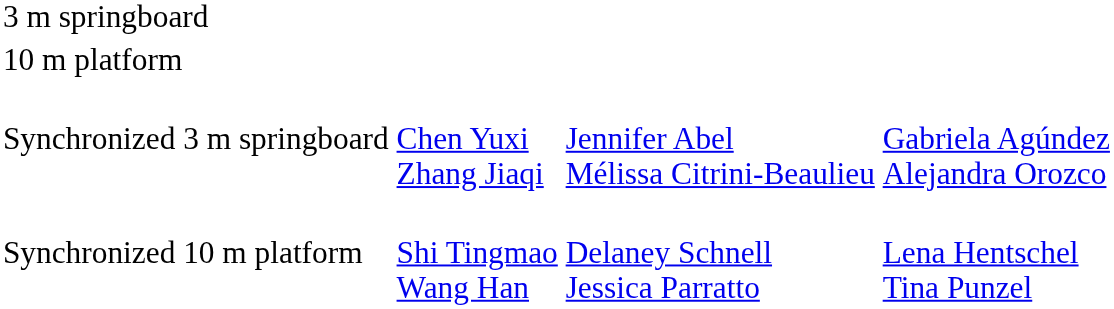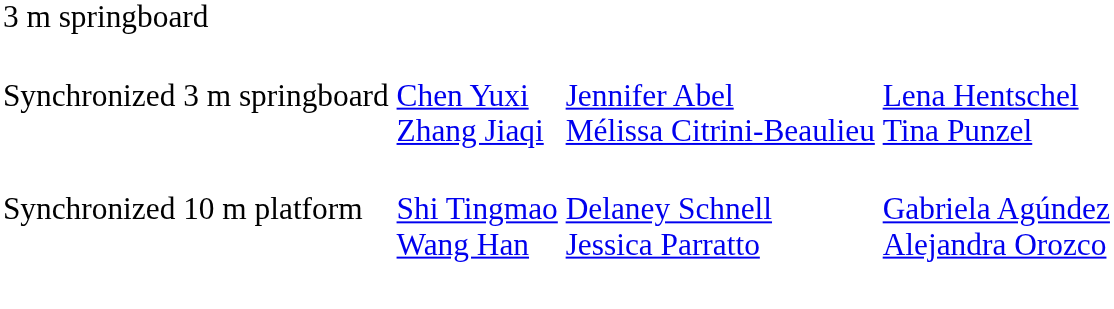- row: (93, 60)
(996, 156) Gabriela Agúndez Alejandra Orozco -> (981, 113) Lena Hentschel Tina Punzel
(981, 269) Lena Hentschel Tina Punzel -> (996, 226) Gabriela Agúndez Alejandra Orozco
